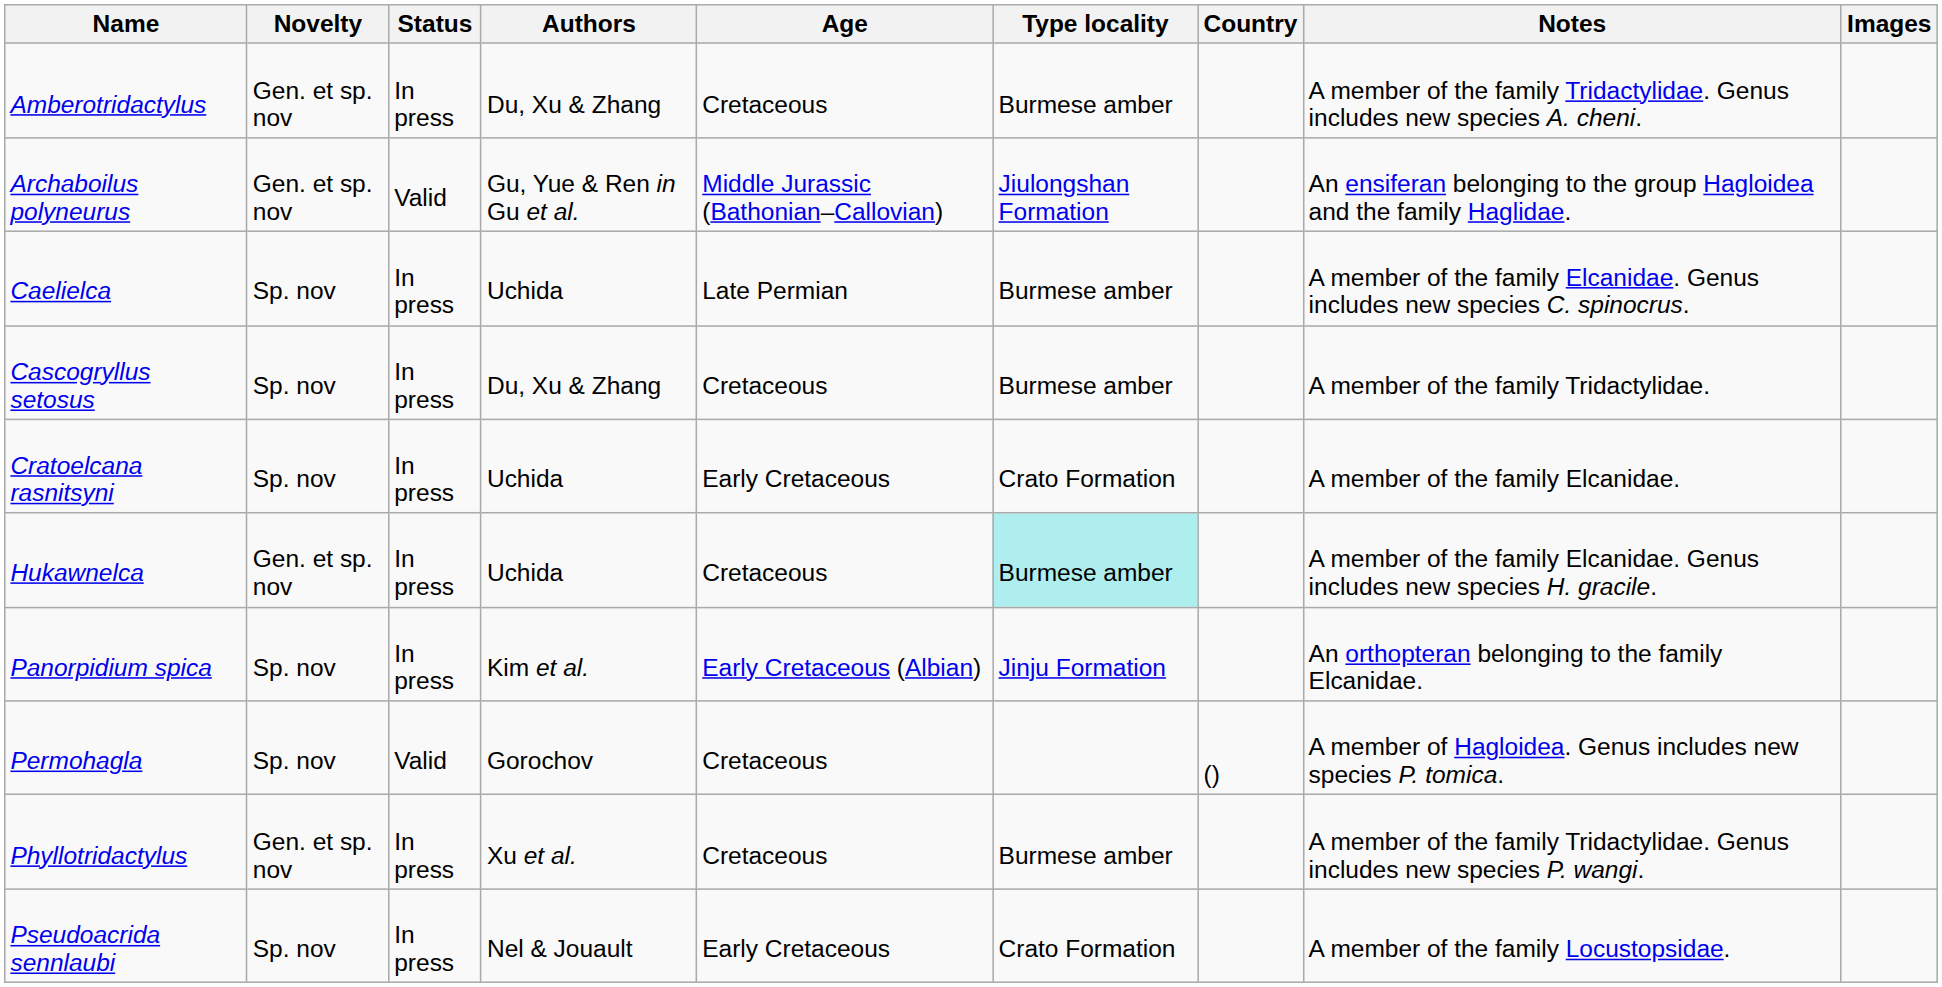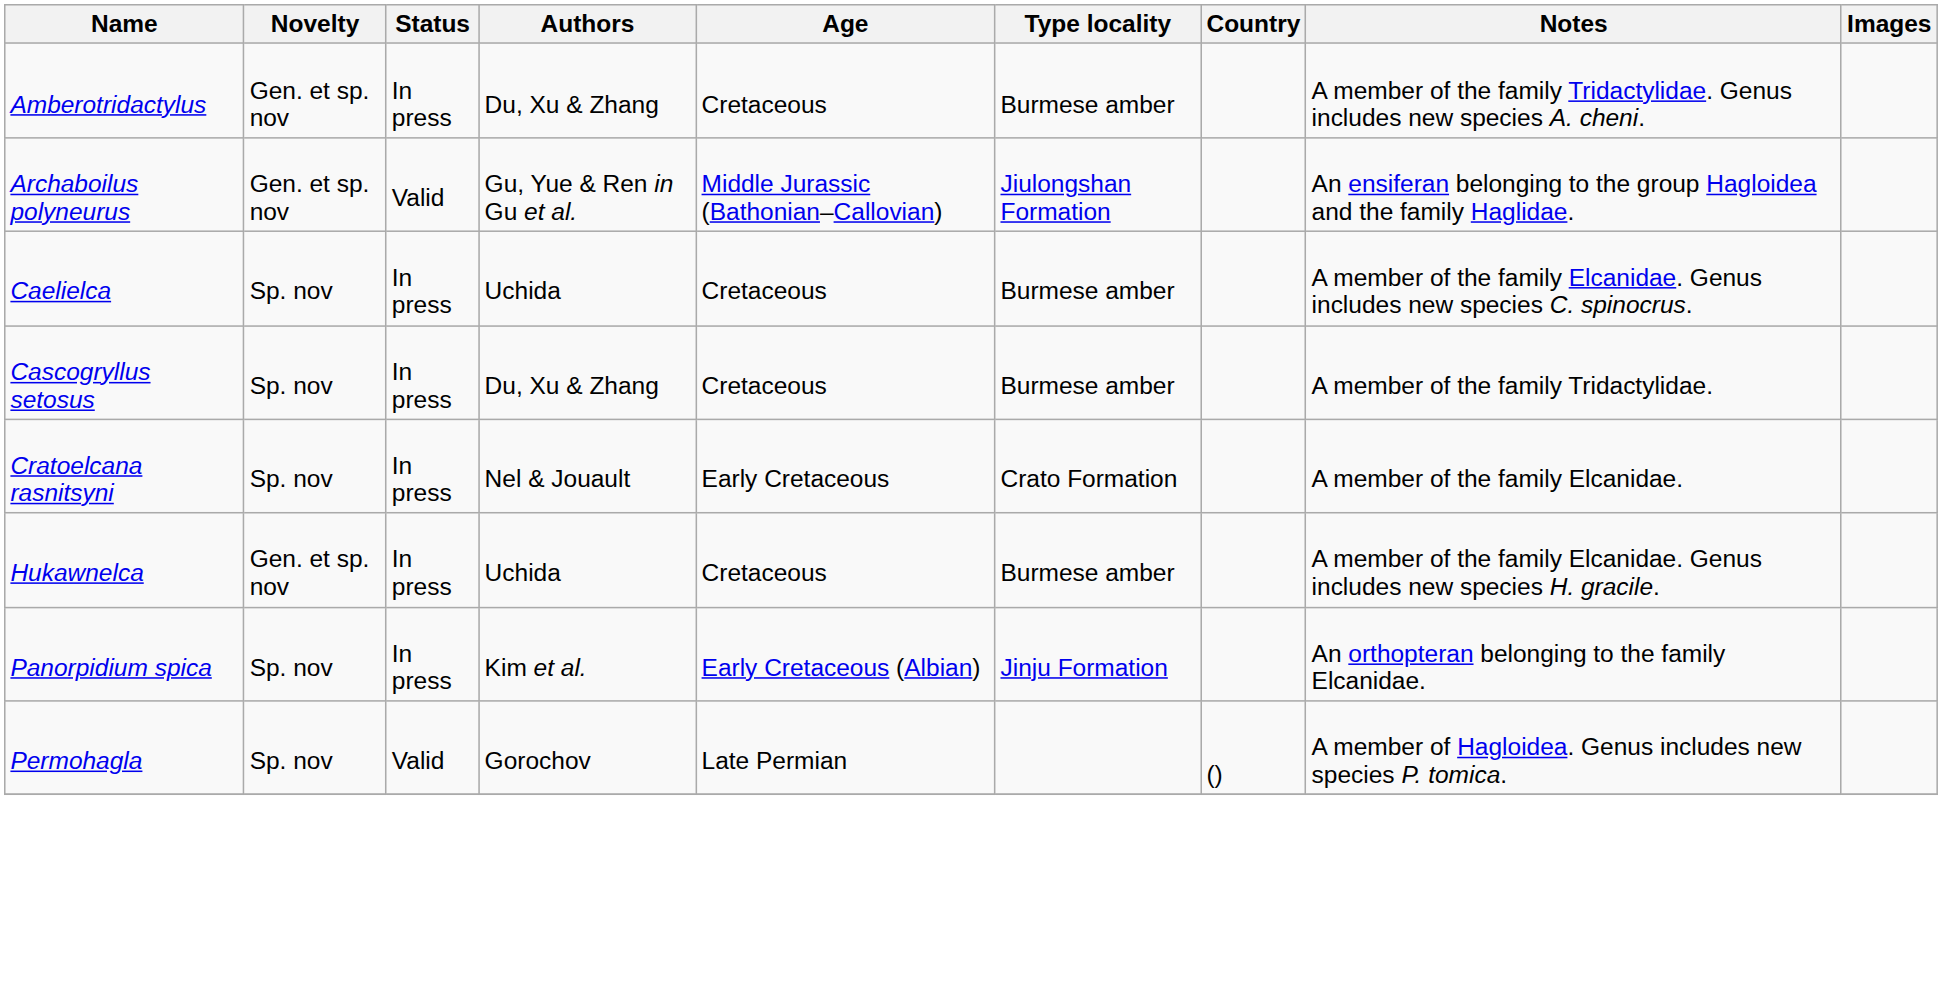(775, 291) Late Permian -> (764, 291) Cretaceous
(525, 479) Uchida -> (557, 479) Nel & Jouault
(1086, 573) paleturquoise background -> (1088, 573) no background
(765, 761) Cretaceous -> (774, 761) Late Permian
- row: (99, 855)
- row: (85, 949)
